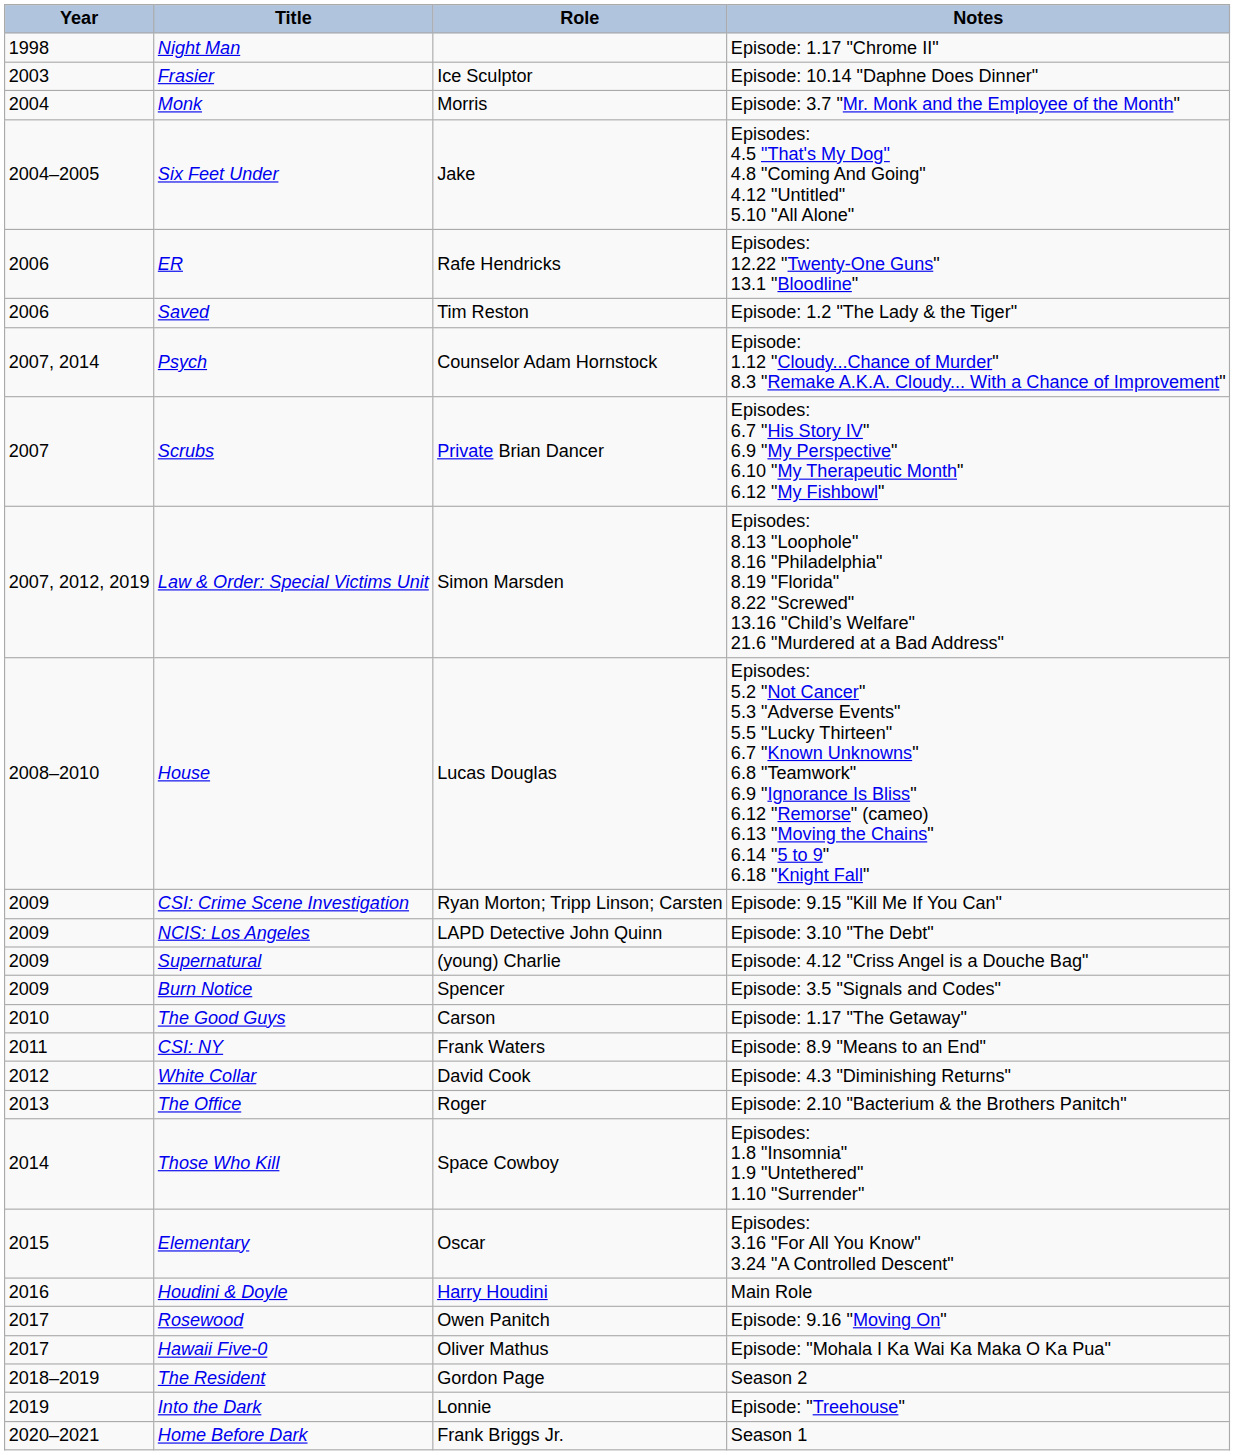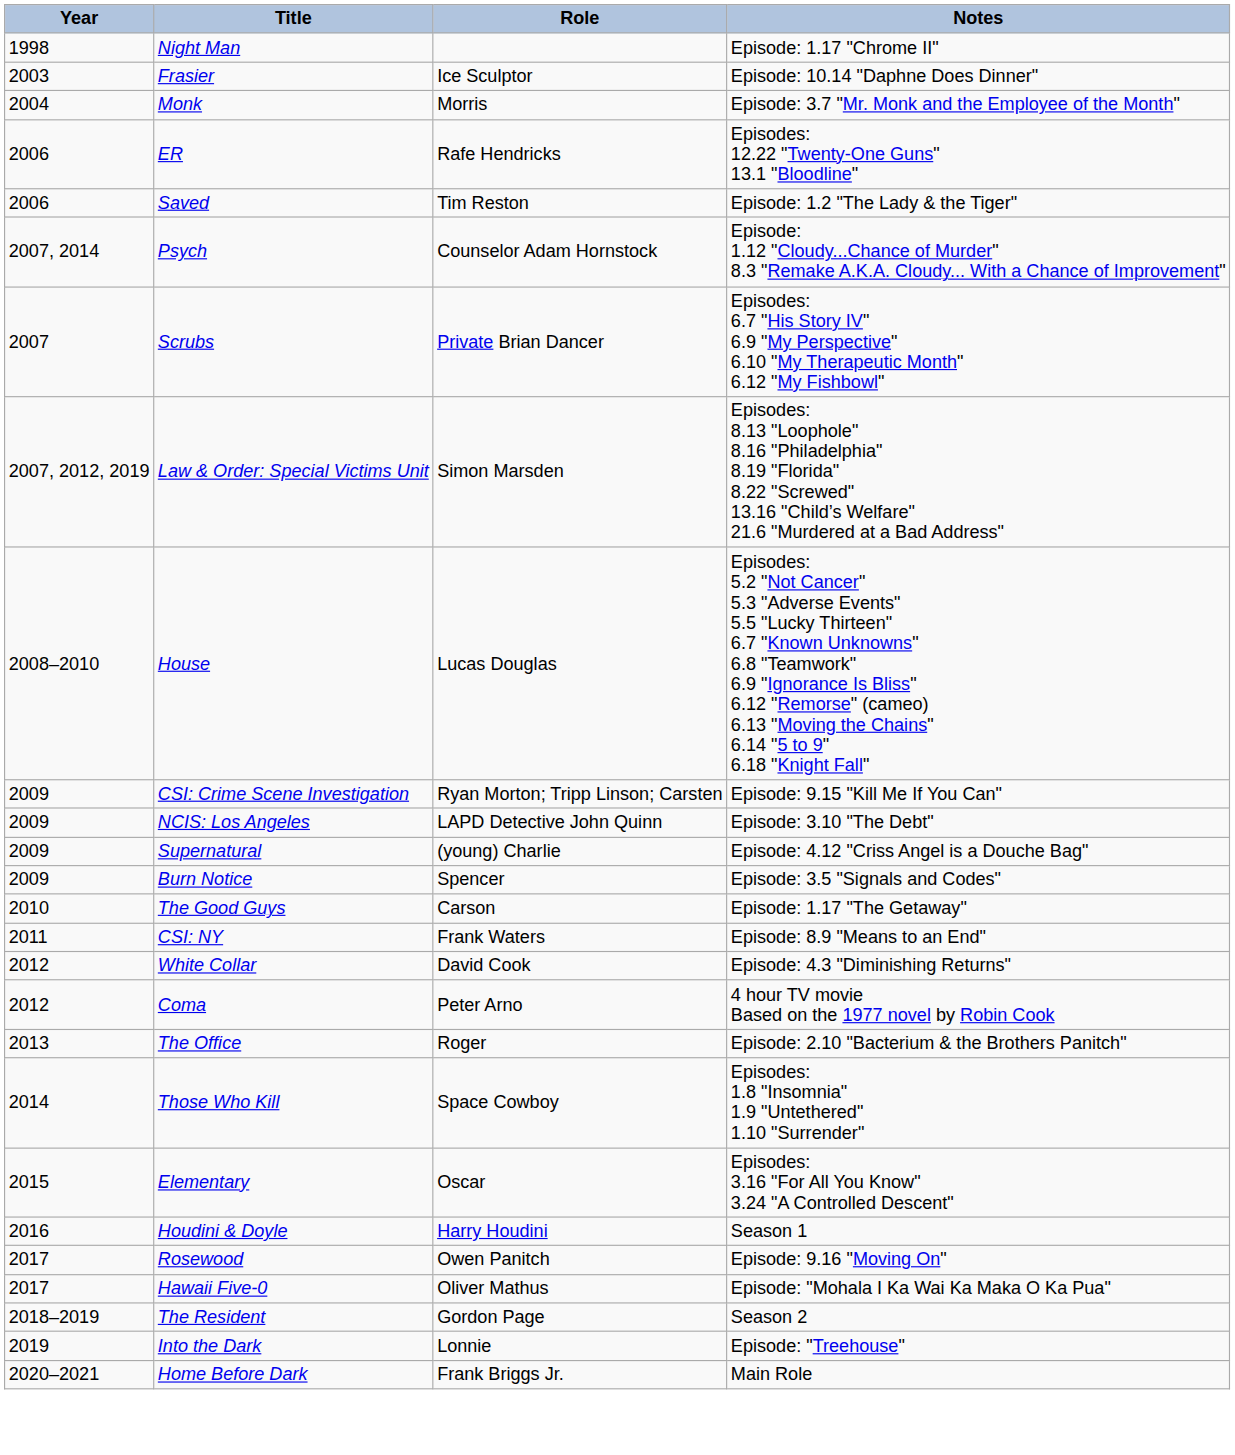- row: (218, 174)
+ row: (182, 1004)
(772, 1292) Main Role -> (769, 1231) Season 1
(769, 1435) Season 1 -> (772, 1374) Main Role
